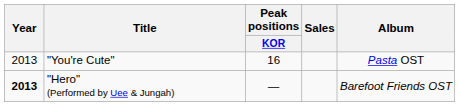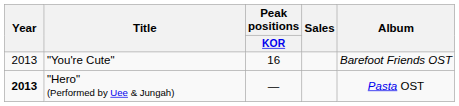(396, 61) Pasta OST -> (396, 61) Barefoot Friends OST
(396, 85) Barefoot Friends OST -> (396, 85) Pasta OST
